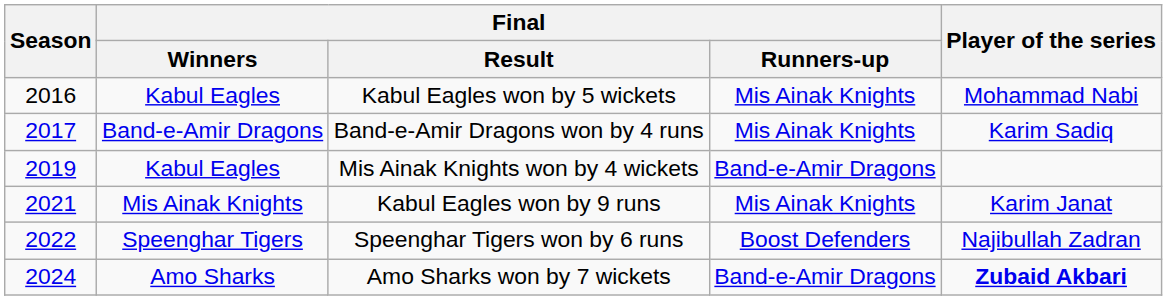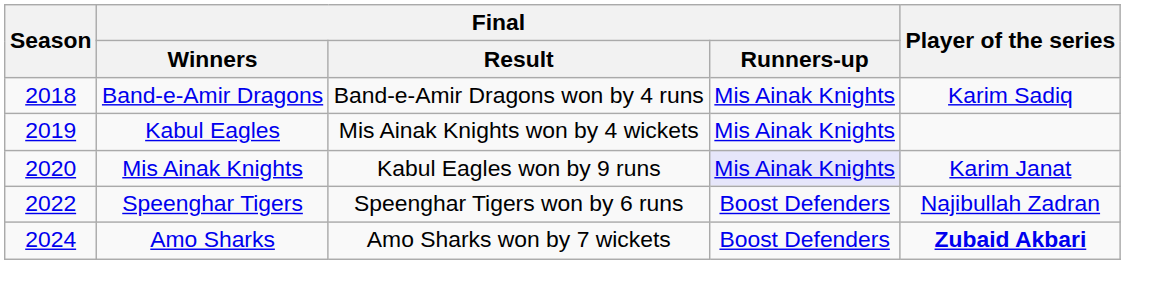- row: (519, 95)
(51, 131) 2017 -> (51, 95) 2018
(825, 167) Band-e-Amir Dragons -> (805, 131) Mis Ainak Knights
(51, 204) 2021 -> (51, 167) 2020
(825, 204) no background -> (805, 167) lavender background
(825, 276) Band-e-Amir Dragons -> (805, 240) Boost Defenders
